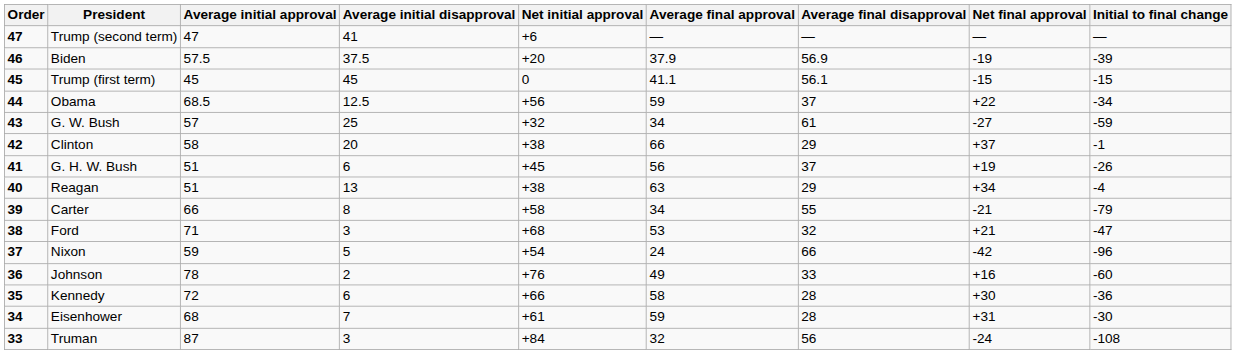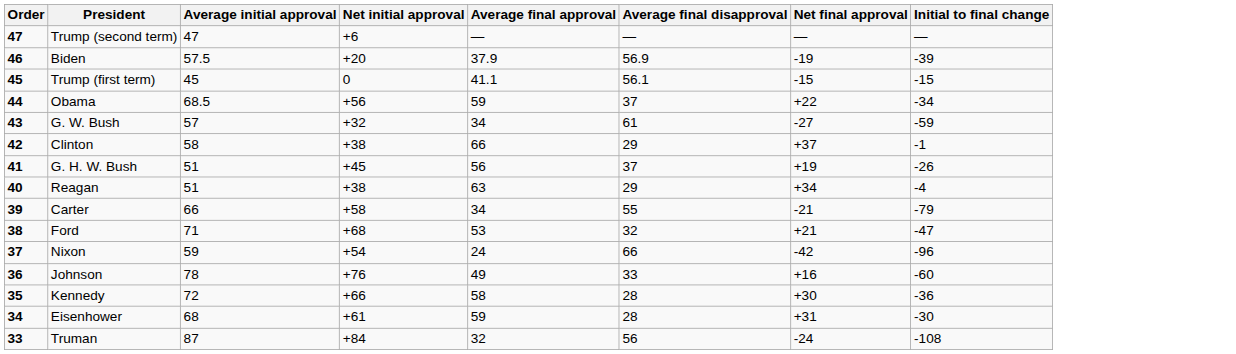- column: (429, 15)
